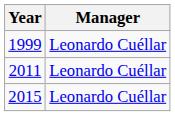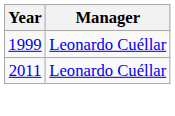- row: (25, 96)
